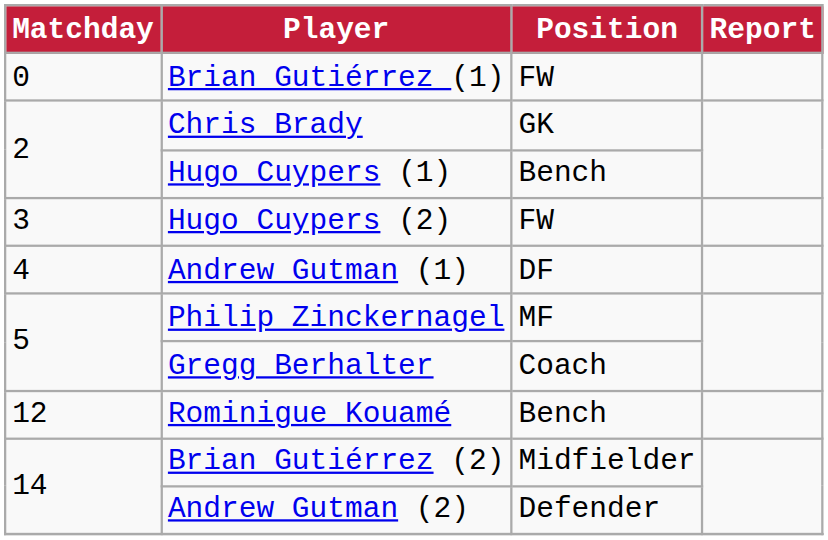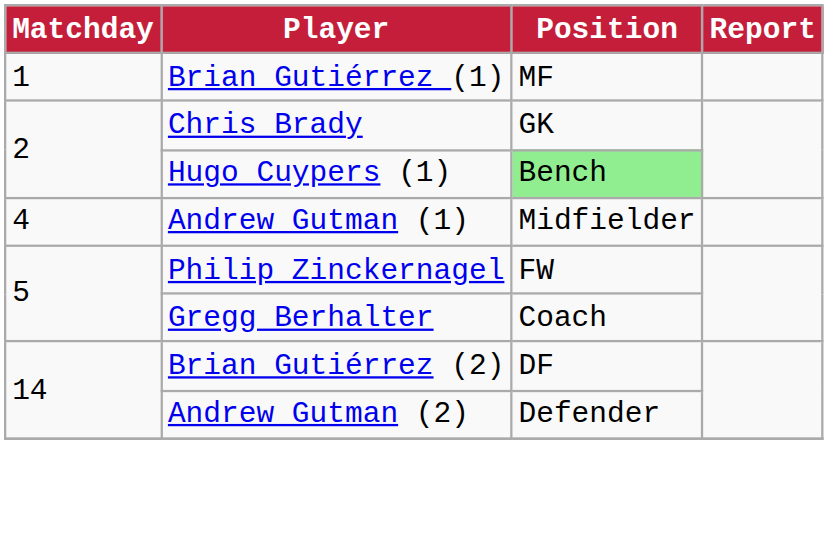(21, 77) 0 -> (21, 77) 1
(536, 77) FW -> (536, 77) MF
(563, 173) no background -> (563, 173) lightgreen background
- row: (310, 222)
(536, 270) DF -> (607, 222) Midfielder
(536, 318) MF -> (536, 270) FW
- row: (310, 414)
(607, 462) Midfielder -> (536, 366) DF
